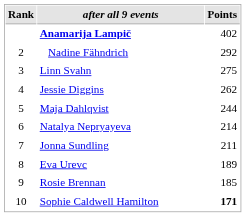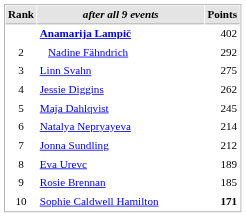(229, 108) 244 -> (229, 108) 245
(229, 145) 211 -> (229, 145) 212
